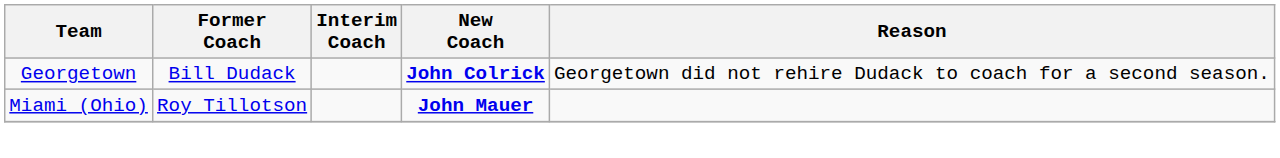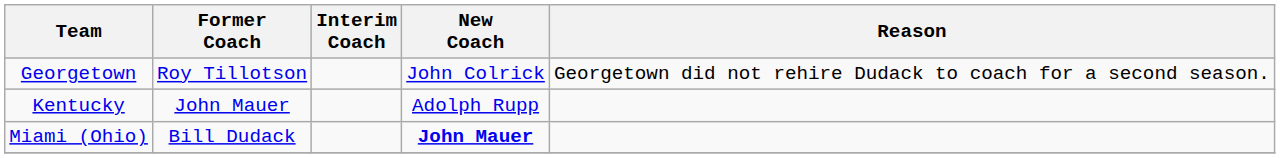(232, 74) Bill Dudack -> (232, 74) Roy Tillotson
(476, 74) bold -> (476, 74) normal
+ row: (79, 105)
(232, 105) Roy Tillotson -> (232, 137) Bill Dudack
